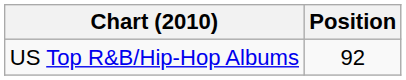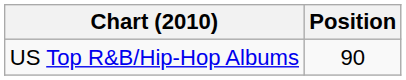(353, 57) 92 -> (353, 57) 90
